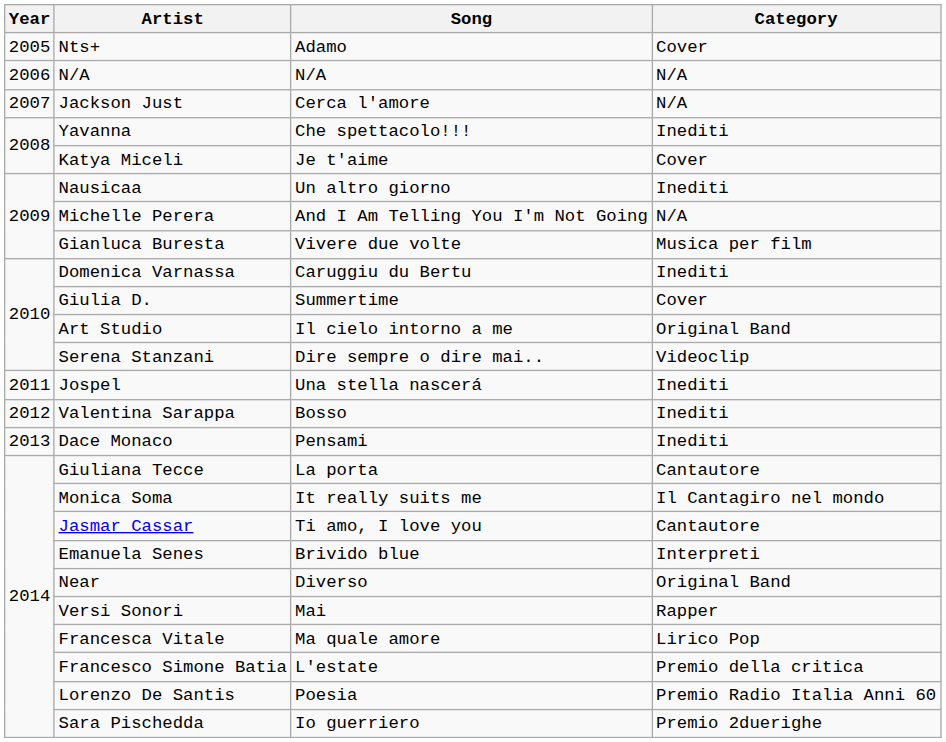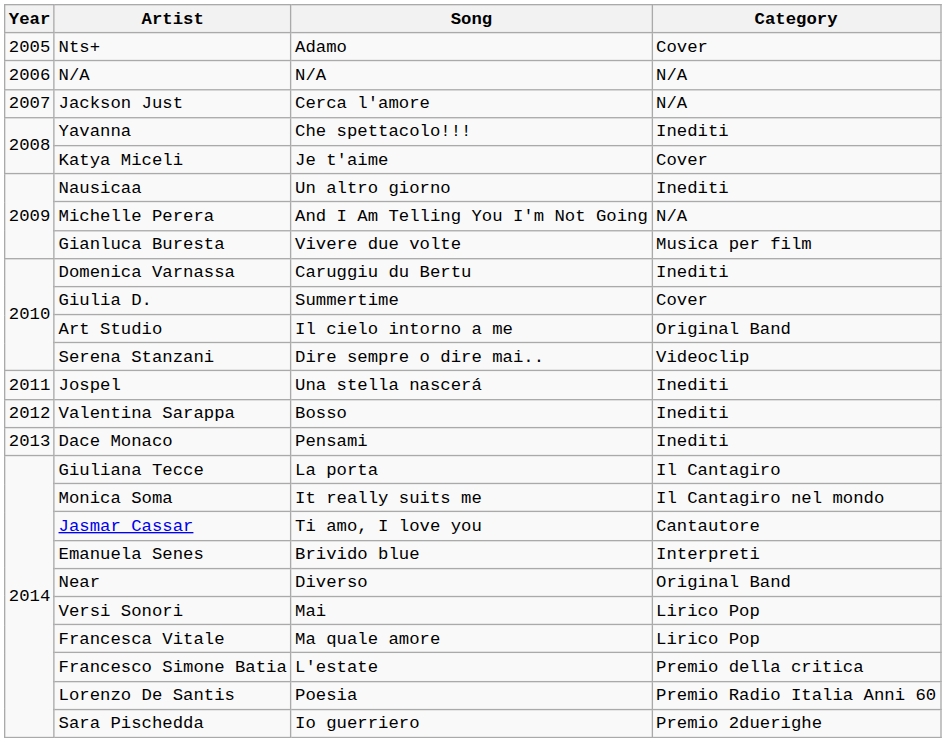(708, 470) Cantautore -> (718, 470) Il Cantagiro
(687, 611) Rapper -> (708, 611) Lirico Pop
